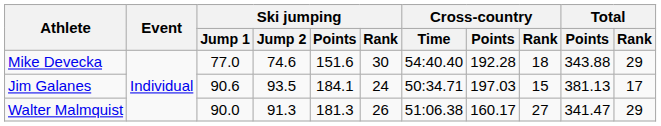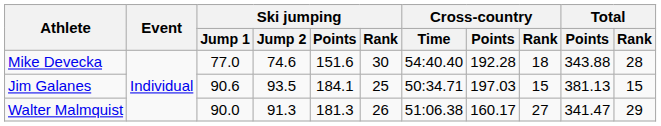(634, 63) 29 -> (634, 63) 28
(381, 86) 24 -> (381, 86) 25
(634, 86) 17 -> (634, 86) 15
